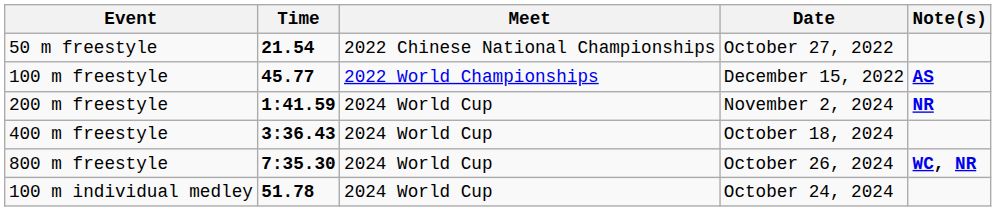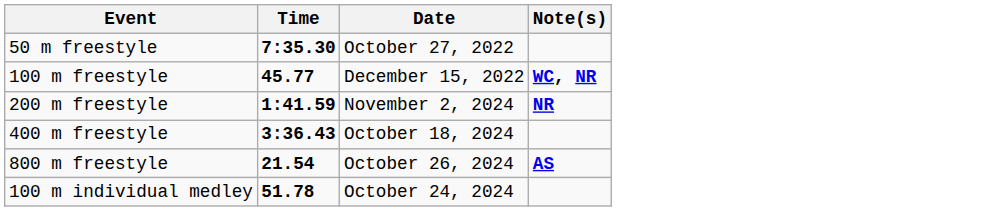- column: (530, 19)
(288, 48) 21.54 -> (298, 48) 7:35.30
(923, 77) AS -> (565, 77) WC, NR
(298, 163) 7:35.30 -> (288, 163) 21.54
(944, 163) WC, NR -> (543, 163) AS
